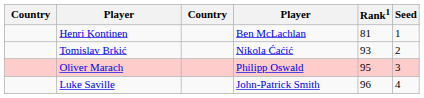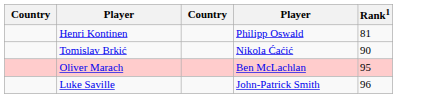- column: (406, 14)
(271, 33) Ben McLachlan -> (270, 33) Philipp Oswald
(366, 50) 93 -> (366, 50) 90
(270, 67) Philipp Oswald -> (271, 67) Ben McLachlan
